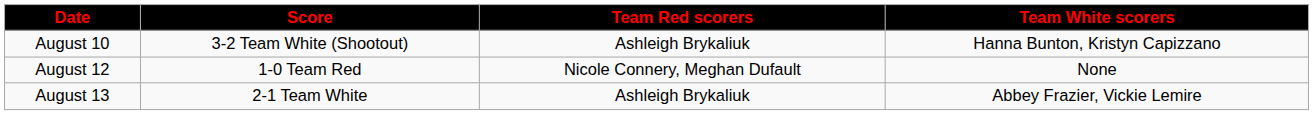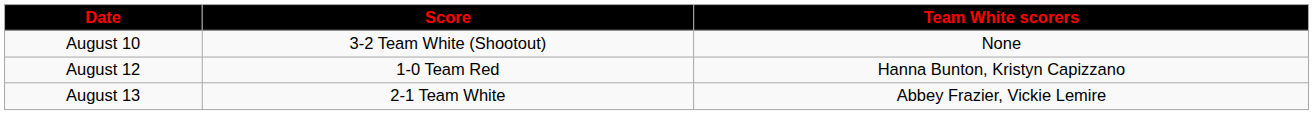- column: (682, 17)
(1097, 43) Hanna Bunton, Kristyn Capizzano -> (1001, 43) None
(1097, 69) None -> (1001, 69) Hanna Bunton, Kristyn Capizzano
